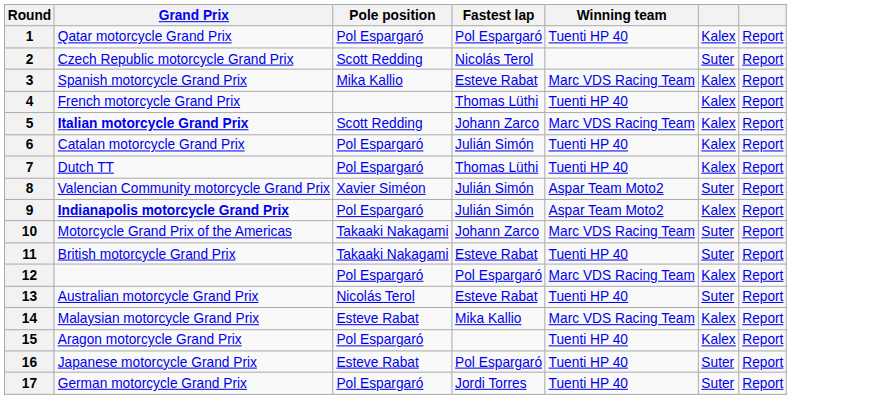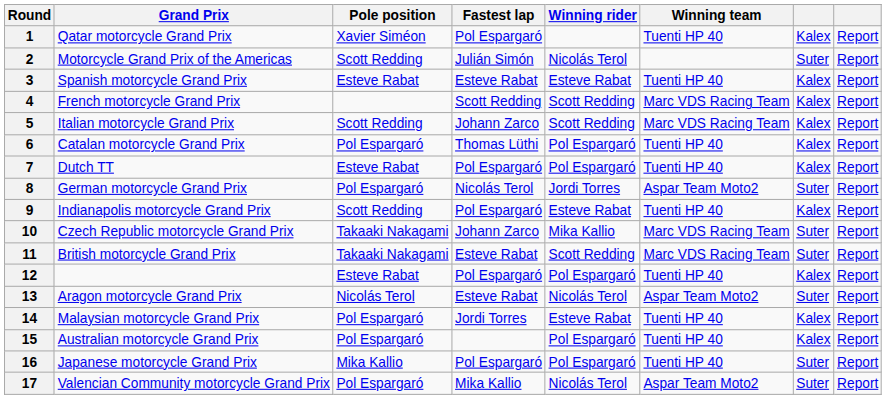+ column: (593, 15)
(380, 37) Pol Espargaró -> (381, 37) Xavier Siméon
(176, 58) Czech Republic motorcycle Grand Prix -> (175, 58) Motorcycle Grand Prix of the Americas
(494, 58) Nicolás Terol -> (494, 58) Julián Simón
(370, 80) Mika Kallio -> (378, 80) Esteve Rabat
(622, 80) Marc VDS Racing Team -> (683, 80) Tuenti HP 40
(497, 102) Thomas Lüthi -> (498, 102) Scott Redding
(588, 102) Tuenti HP 40 -> (717, 102) Marc VDS Racing Team
(153, 123) bold -> (146, 123) normal
(494, 145) Julián Simón -> (497, 145) Thomas Lüthi
(380, 166) Pol Espargaró -> (378, 166) Esteve Rabat
(497, 166) Thomas Lüthi -> (499, 166) Pol Espargaró
(194, 188) Valencian Community motorcycle Grand Prix -> (152, 188) German motorcycle Grand Prix
(381, 188) Xavier Siméon -> (380, 188) Pol Espargaró
(494, 188) Julián Simón -> (494, 188) Nicolás Terol
(173, 210) bold -> (164, 210) normal
(380, 210) Pol Espargaró -> (380, 210) Scott Redding
(494, 210) Julián Simón -> (499, 210) Pol Espargaró
(606, 210) Aspar Team Moto2 -> (683, 210) Tuenti HP 40
(175, 231) Motorcycle Grand Prix of the Americas -> (176, 231) Czech Republic motorcycle Grand Prix
(588, 253) Tuenti HP 40 -> (717, 253) Marc VDS Racing Team
(380, 275) Pol Espargaró -> (378, 275) Esteve Rabat
(622, 275) Marc VDS Racing Team -> (683, 275) Tuenti HP 40
(158, 296) Australian motorcycle Grand Prix -> (150, 296) Aragon motorcycle Grand Prix
(588, 296) Tuenti HP 40 -> (701, 296) Aspar Team Moto2
(378, 318) Esteve Rabat -> (380, 318) Pol Espargaró
(488, 318) Mika Kallio -> (491, 318) Jordi Torres
(622, 318) Marc VDS Racing Team -> (683, 318) Tuenti HP 40
(150, 340) Aragon motorcycle Grand Prix -> (158, 340) Australian motorcycle Grand Prix
(378, 361) Esteve Rabat -> (370, 361) Mika Kallio
(152, 383) German motorcycle Grand Prix -> (194, 383) Valencian Community motorcycle Grand Prix
(491, 383) Jordi Torres -> (488, 383) Mika Kallio
(588, 383) Tuenti HP 40 -> (701, 383) Aspar Team Moto2
